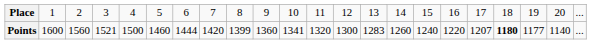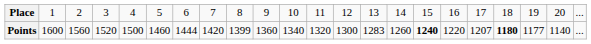(106, 30) 1521 -> (106, 30) 1520
(293, 30) 1341 -> (293, 30) 1340
(427, 30) normal -> (427, 30) bold
